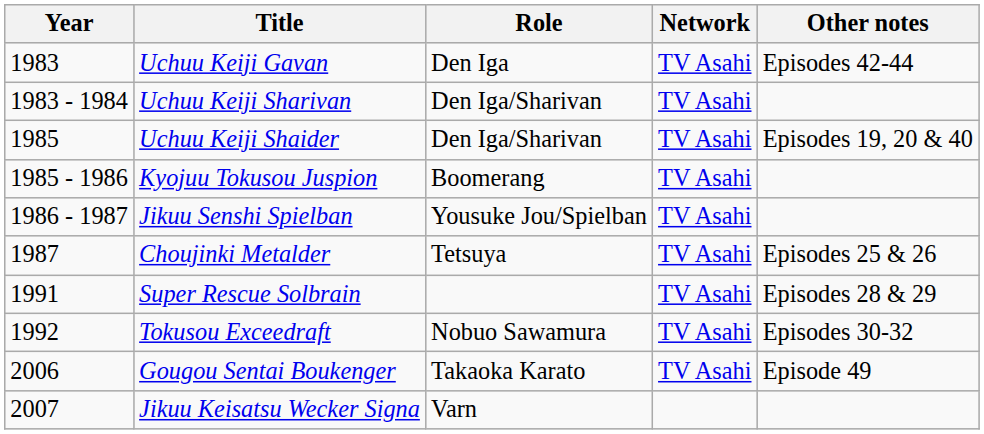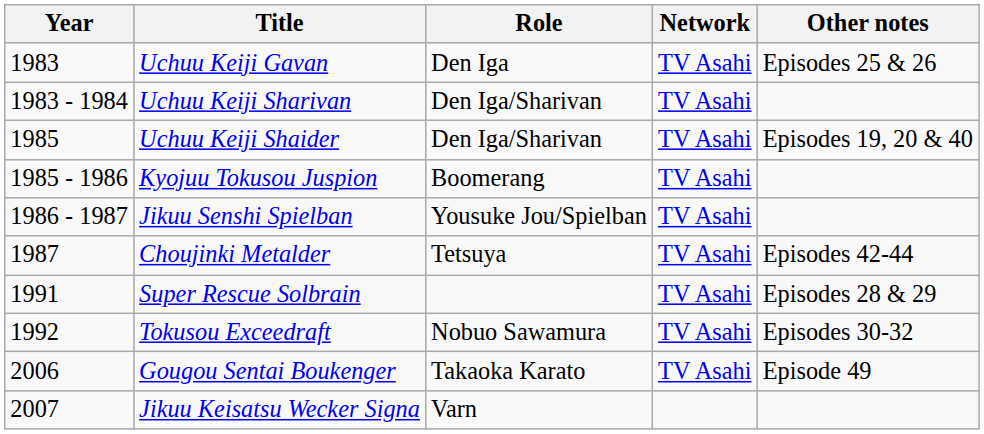(838, 62) Episodes 42-44 -> (850, 62) Episodes 25 & 26
(850, 255) Episodes 25 & 26 -> (838, 255) Episodes 42-44
